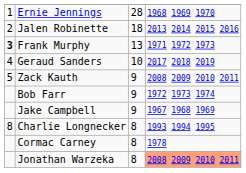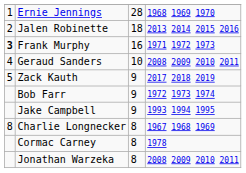(137, 45) 13 -> (137, 45) 16
(181, 61) 2017 2018 2019 -> (193, 61) 2008 2009 2010 2011
(193, 78) 2008 2009 2010 2011 -> (181, 78) 2017 2018 2019
(181, 110) 1967 1968 1969 -> (181, 110) 1993 1994 1995
(181, 127) 1993 1994 1995 -> (181, 127) 1967 1968 1969
(193, 159) lightsalmon background -> (193, 159) no background
